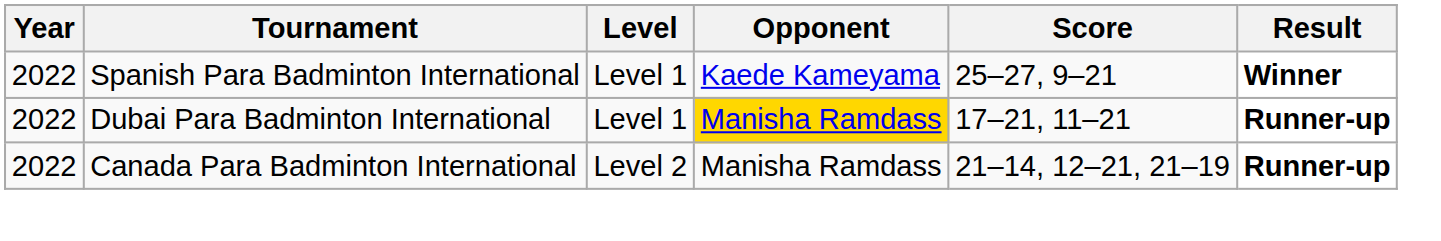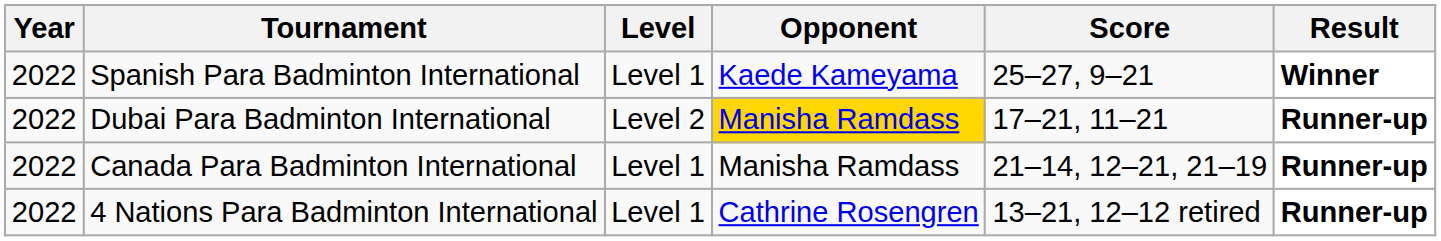(640, 120) Level 1 -> (658, 120) Level 2
(640, 166) Level 2 -> (658, 166) Level 1
+ row: (344, 212)
